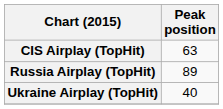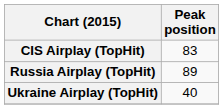(190, 51) 63 -> (190, 51) 83
